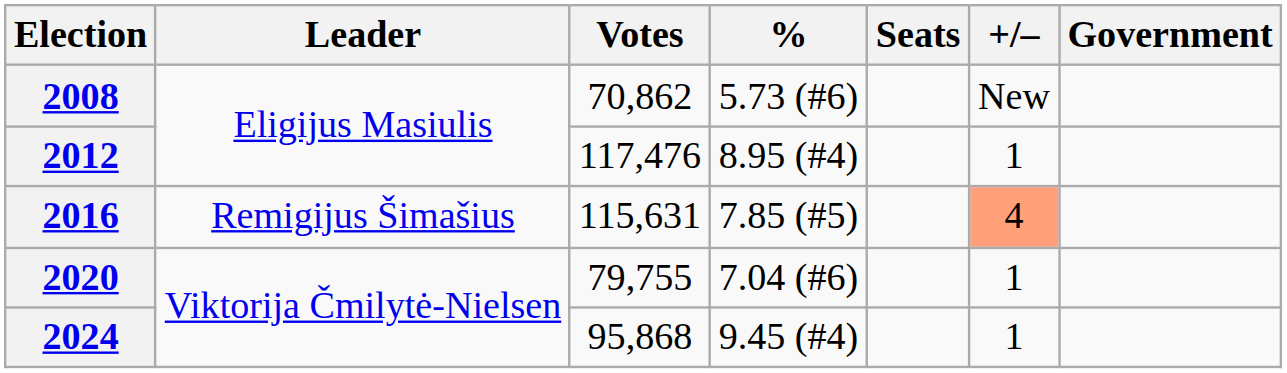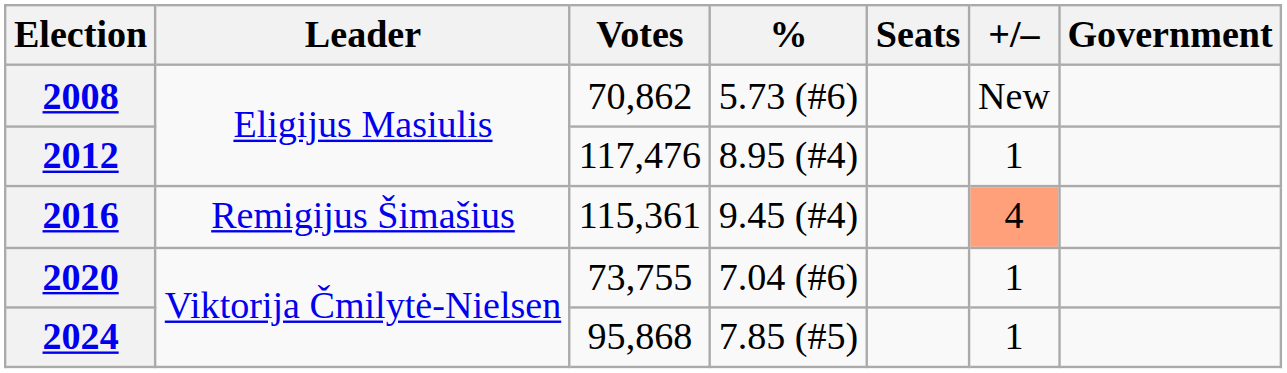(640, 215) 115,631 -> (640, 215) 115,361
(788, 215) 7.85 (#5) -> (788, 215) 9.45 (#4)
(640, 276) 79,755 -> (640, 276) 73,755
(788, 336) 9.45 (#4) -> (788, 336) 7.85 (#5)
